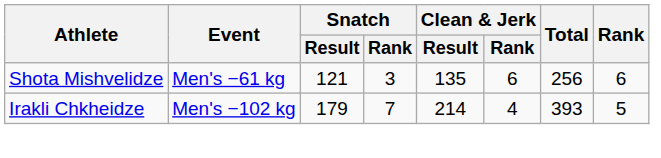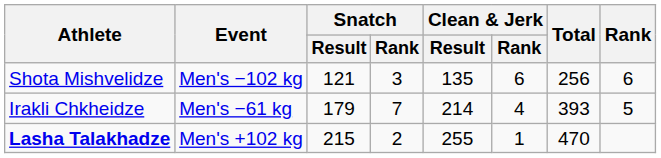(229, 78) Men's −61 kg -> (241, 78) Men's −102 kg
(234, 108) Men's −102 kg -> (236, 108) Men's −61 kg
+ row: (90, 138)
